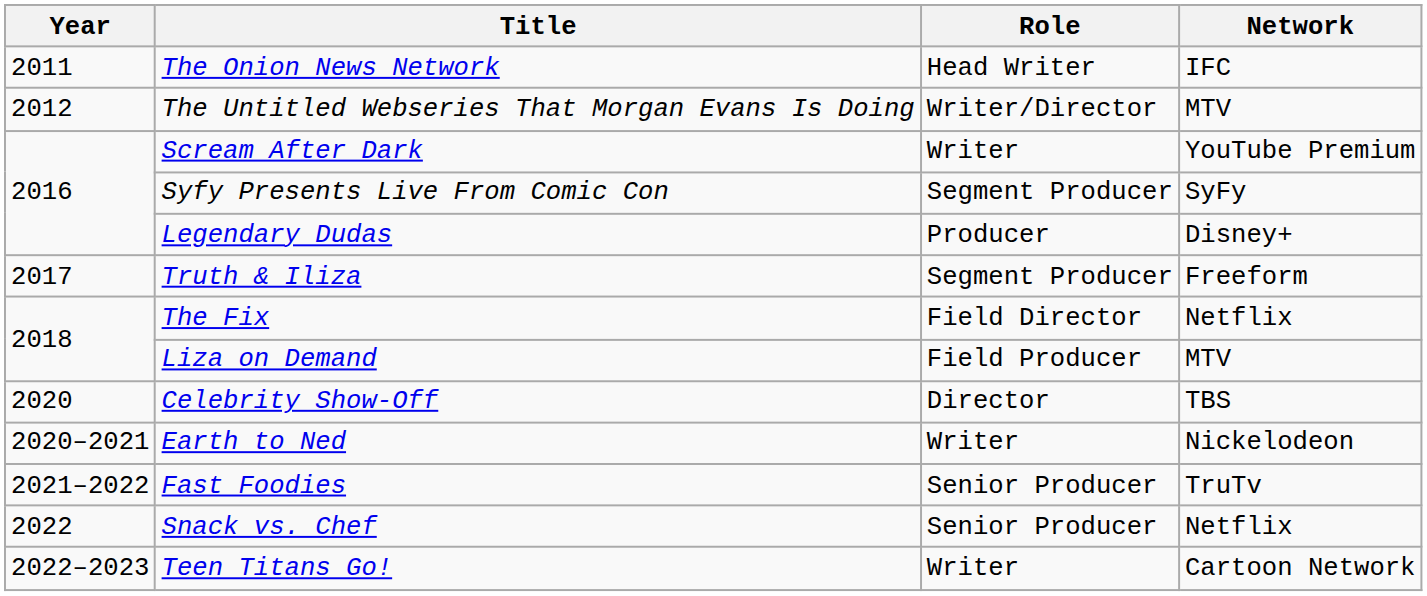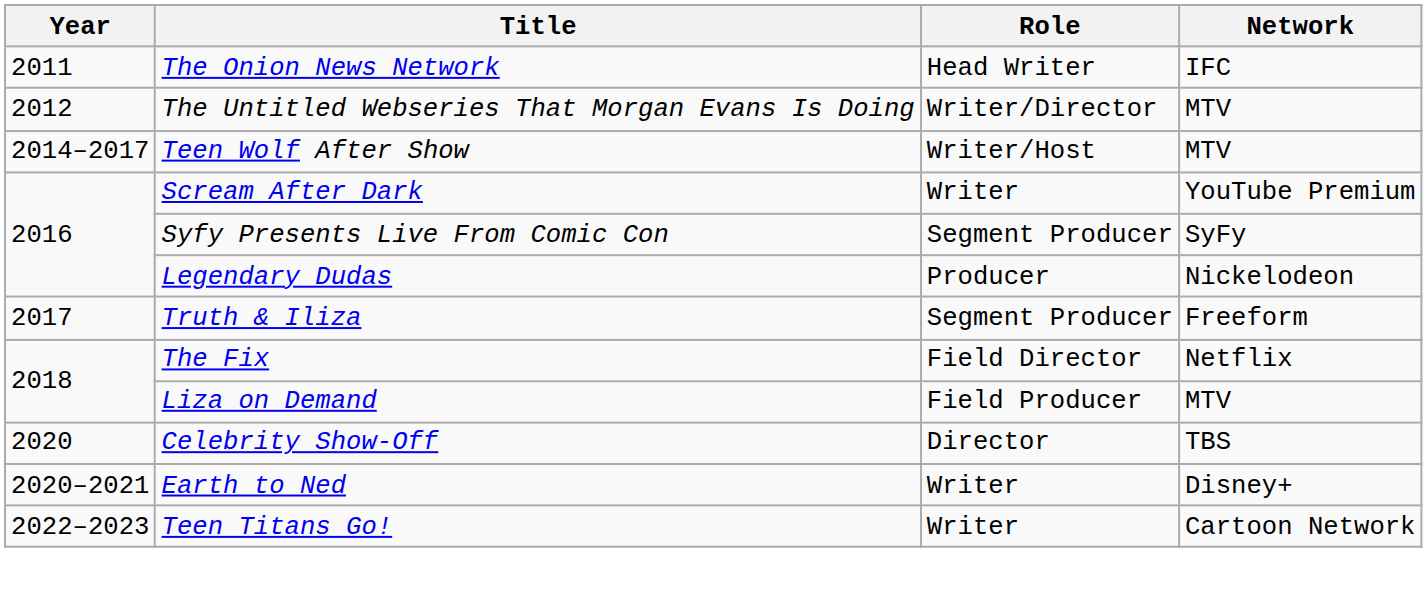+ row: (315, 151)
(1239, 235) Disney+ -> (1269, 276) Nickelodeon
(1269, 443) Nickelodeon -> (1239, 485) Disney+
- row: (254, 485)
- row: (269, 527)
